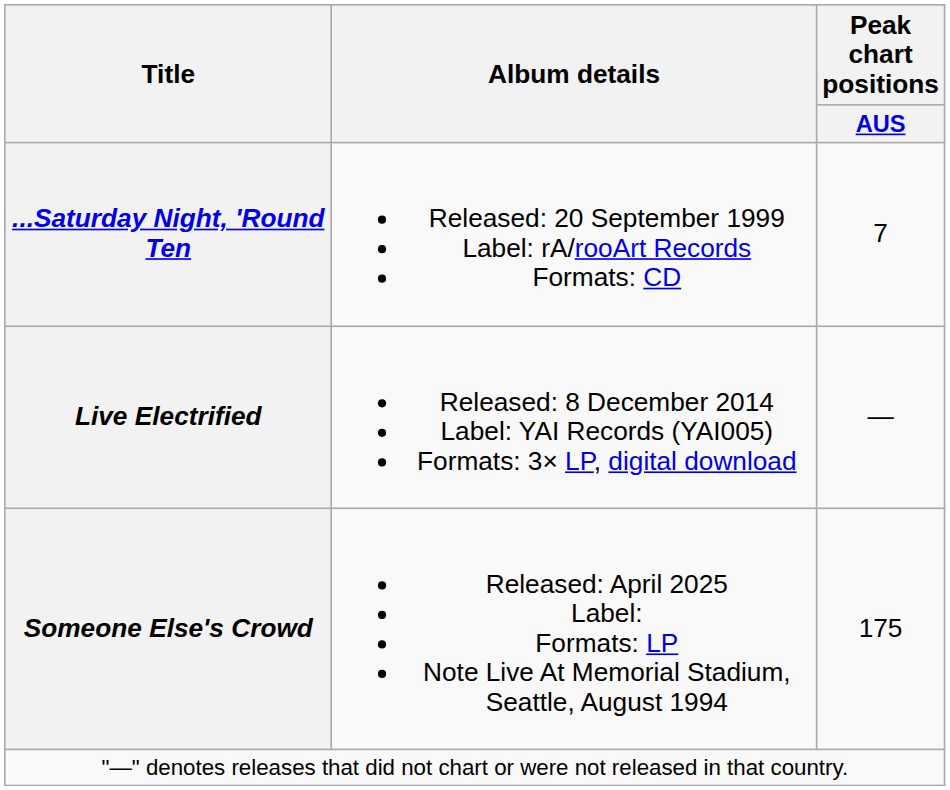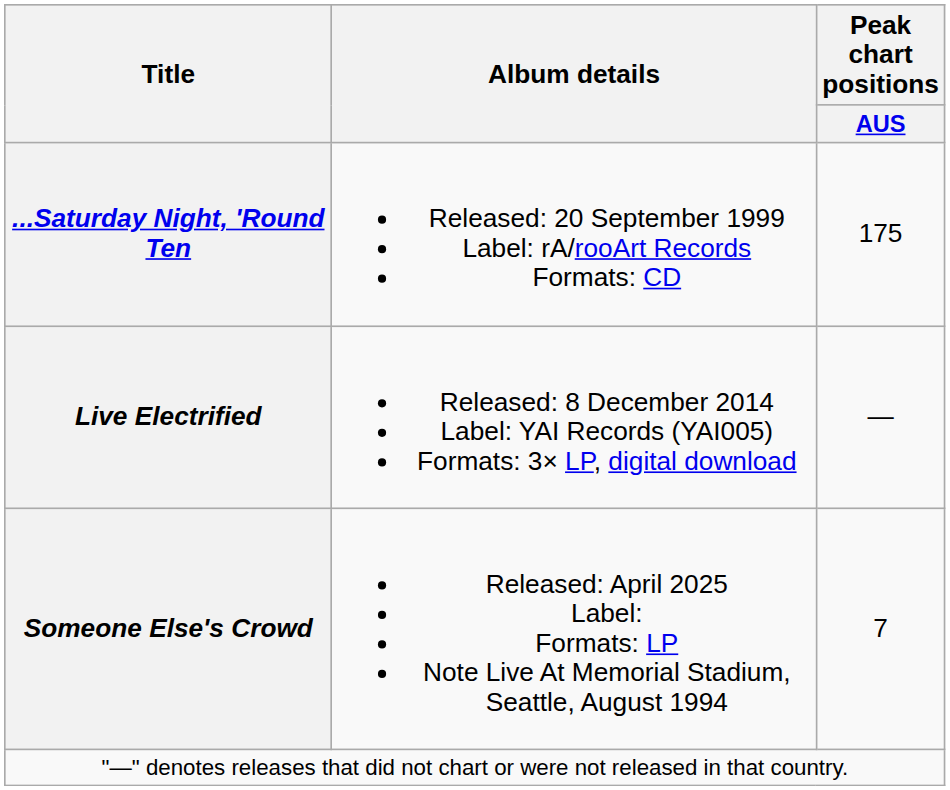(881, 233) 7 -> (881, 233) 175
(881, 628) 175 -> (881, 628) 7
